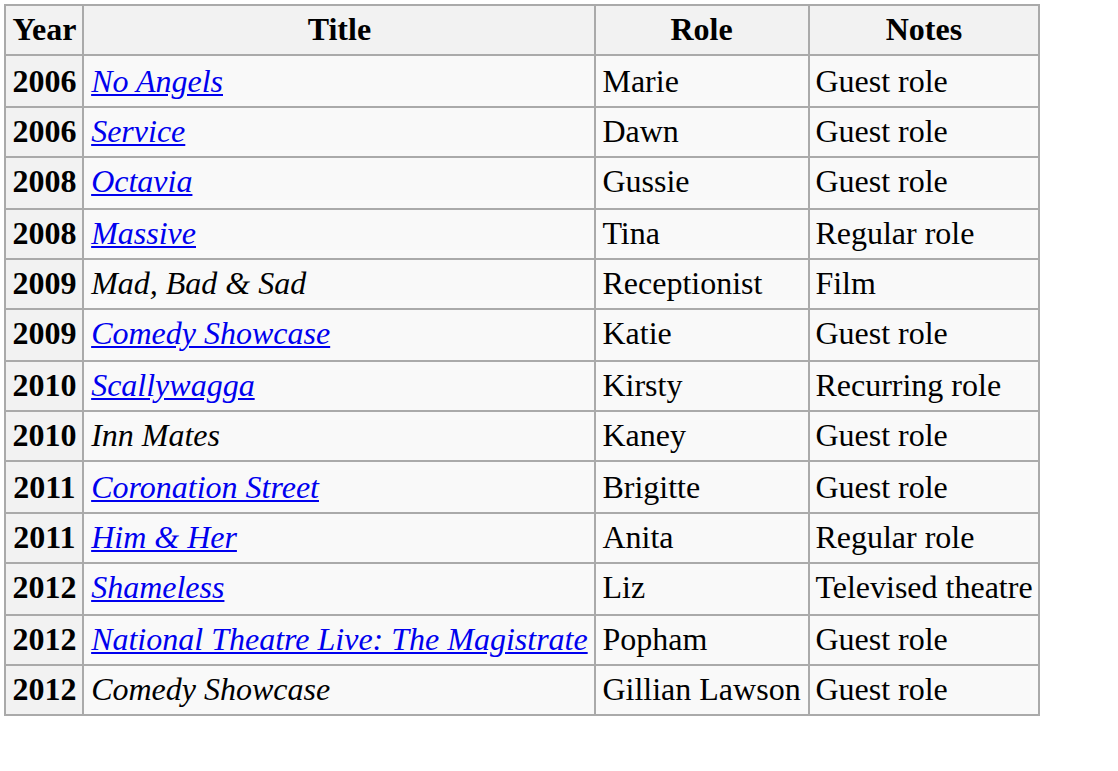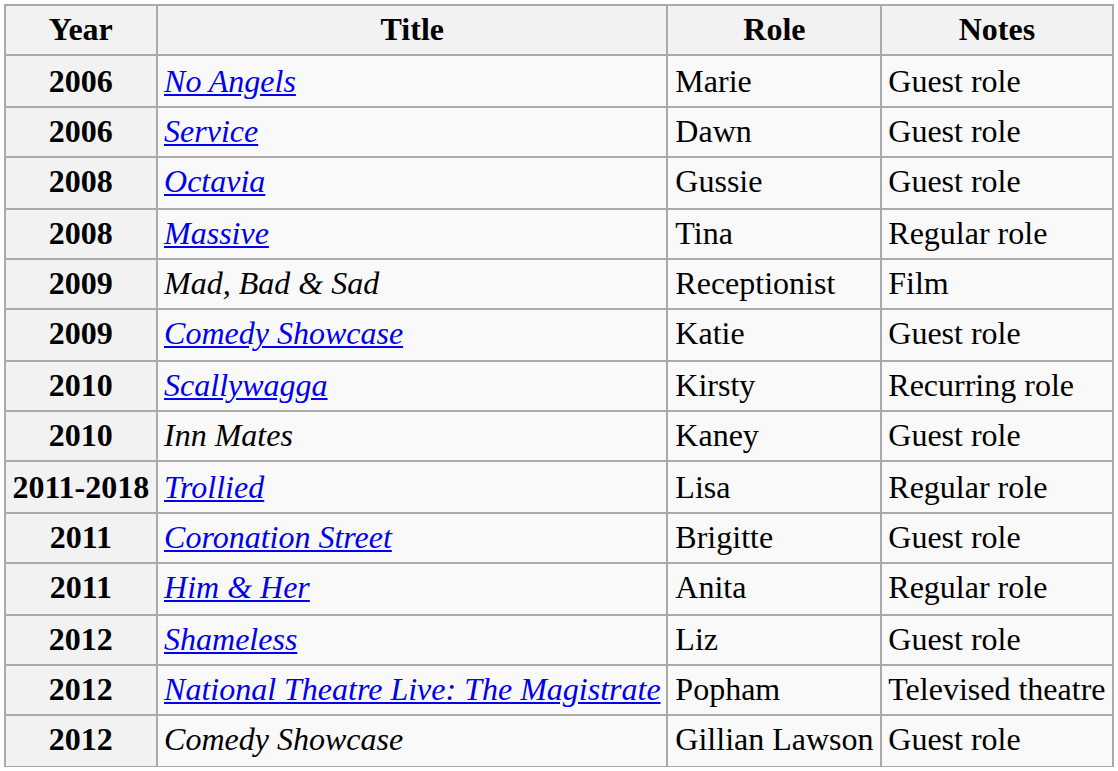+ row: (703, 486)
(924, 588) Televised theatre -> (954, 638) Guest role
(882, 638) Guest role -> (997, 689) Televised theatre
